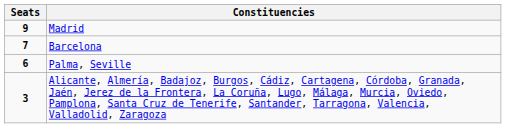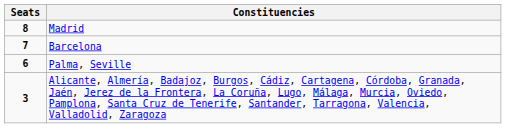(25, 28) 9 -> (25, 28) 8
